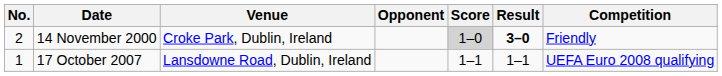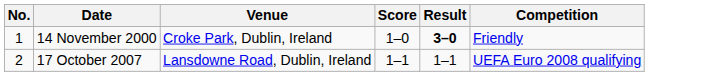- column: (411, 15)
(19, 37) 2 -> (19, 37) 1
(470, 37) lightgrey background -> (397, 37) no background
(19, 60) 1 -> (19, 60) 2
